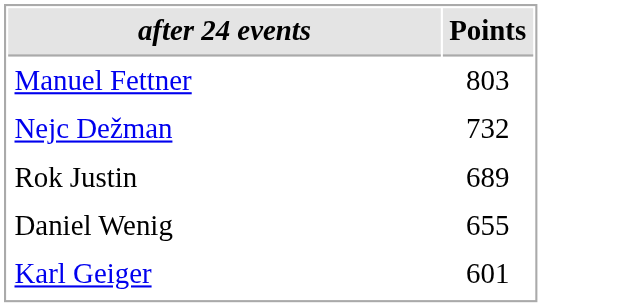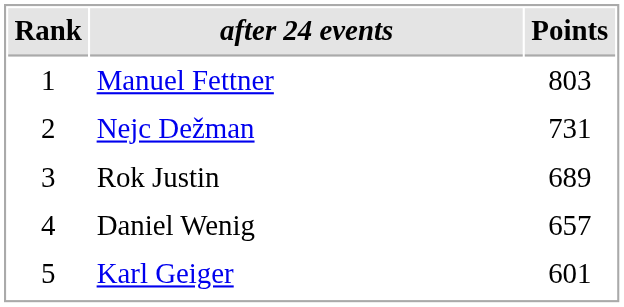+ column: (48, 30)
(488, 129) 732 -> (570, 129) 731
(488, 226) 655 -> (570, 226) 657
